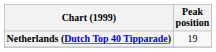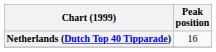(192, 39) 19 -> (192, 39) 16
